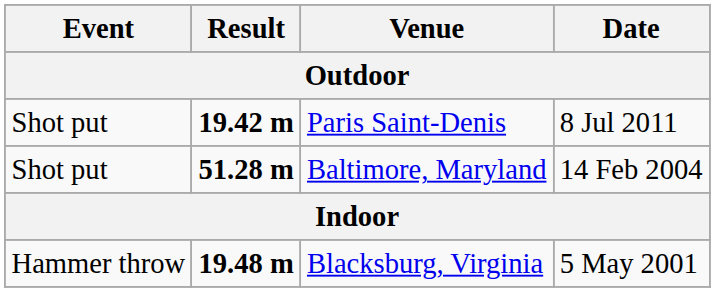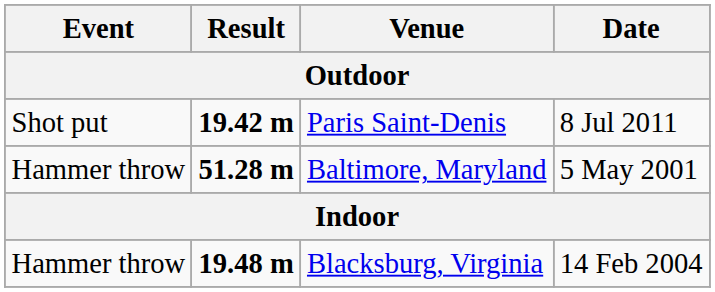(60, 169) Shot put -> (98, 169) Hammer throw
(631, 169) 14 Feb 2004 -> (629, 169) 5 May 2001
(629, 263) 5 May 2001 -> (631, 263) 14 Feb 2004
